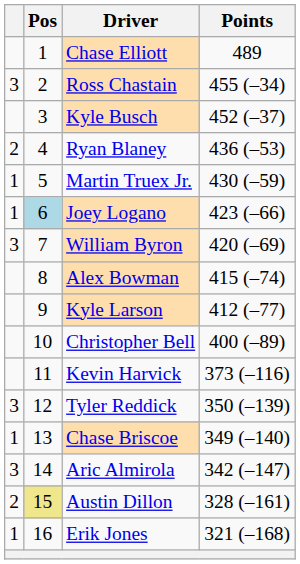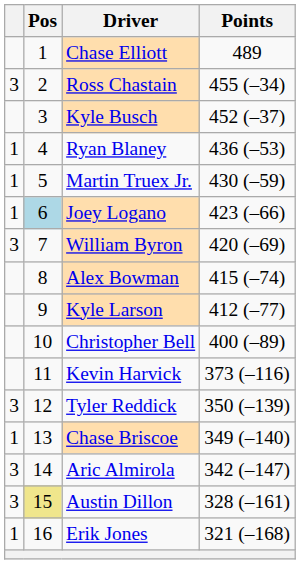(14, 149) 2 -> (14, 149) 1
(14, 501) 2 -> (14, 501) 3
